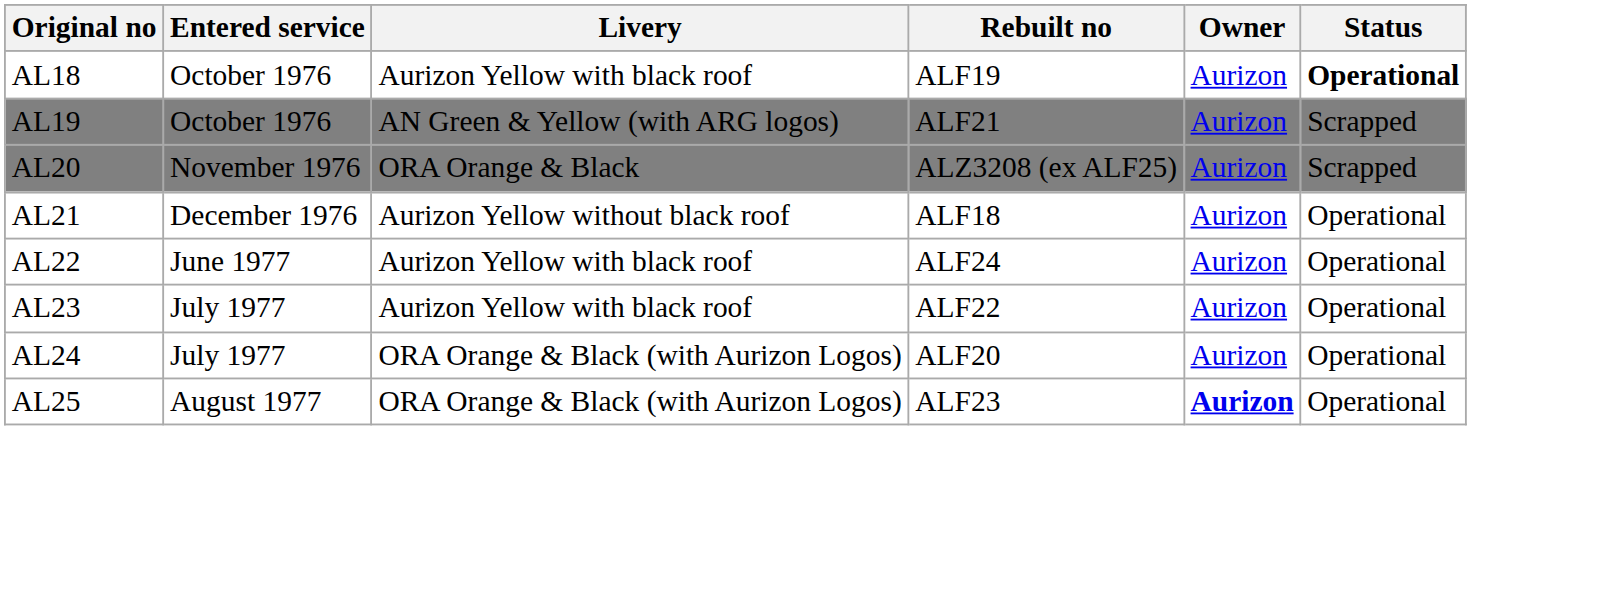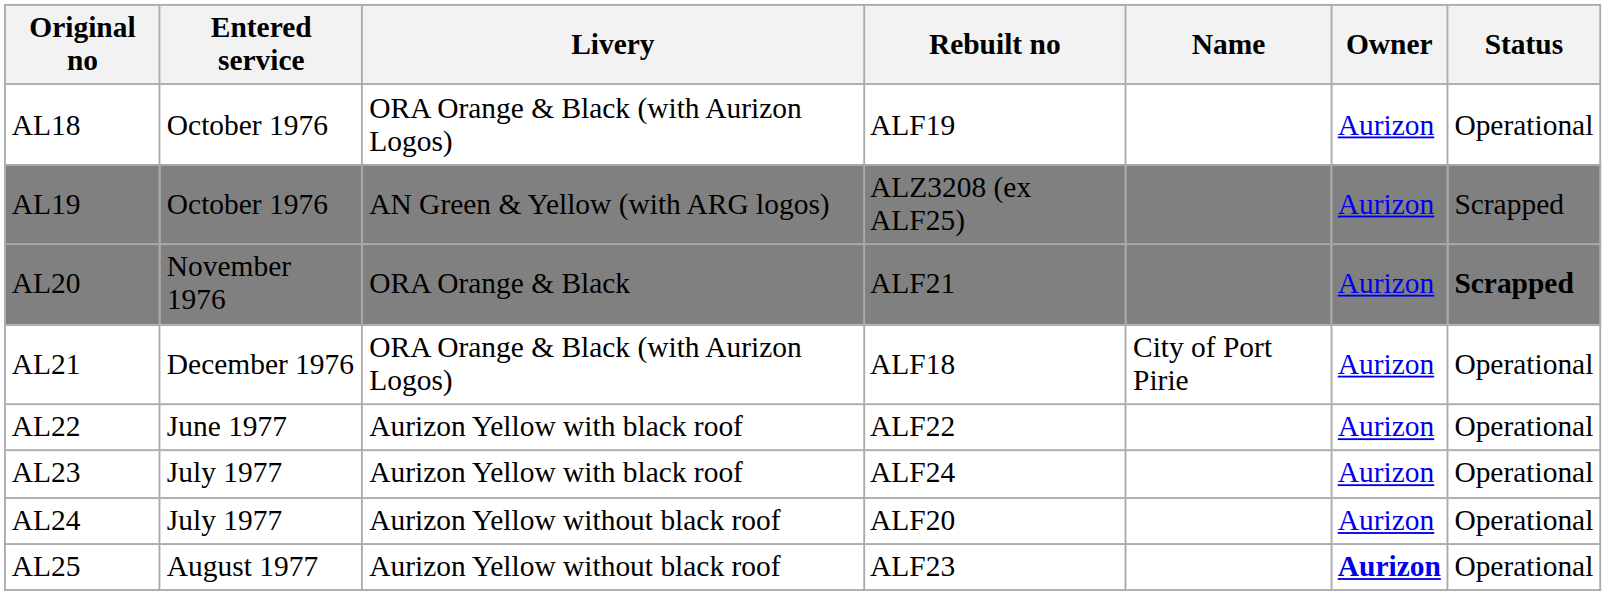+ column: (1229, 44)
(565, 74) Aurizon Yellow with black roof -> (586, 124) ORA Orange & Black (with Aurizon Logos)
(1383, 74) bold -> (1524, 124) normal
(958, 121) ALF21 -> (951, 204) ALZ3208 (ex ALF25)
(1046, 167) ALZ3208 (ex ALF25) -> (913, 283) ALF21
(1362, 167) normal -> (1514, 283) bold
(584, 214) Aurizon Yellow without black roof -> (586, 363) ORA Orange & Black (with Aurizon Logos)
(958, 261) ALF24 -> (913, 426) ALF22
(958, 307) ALF22 -> (913, 473) ALF24
(640, 354) ORA Orange & Black (with Aurizon Logos) -> (575, 520) Aurizon Yellow without black roof
(640, 401) ORA Orange & Black (with Aurizon Logos) -> (575, 566) Aurizon Yellow without black roof
